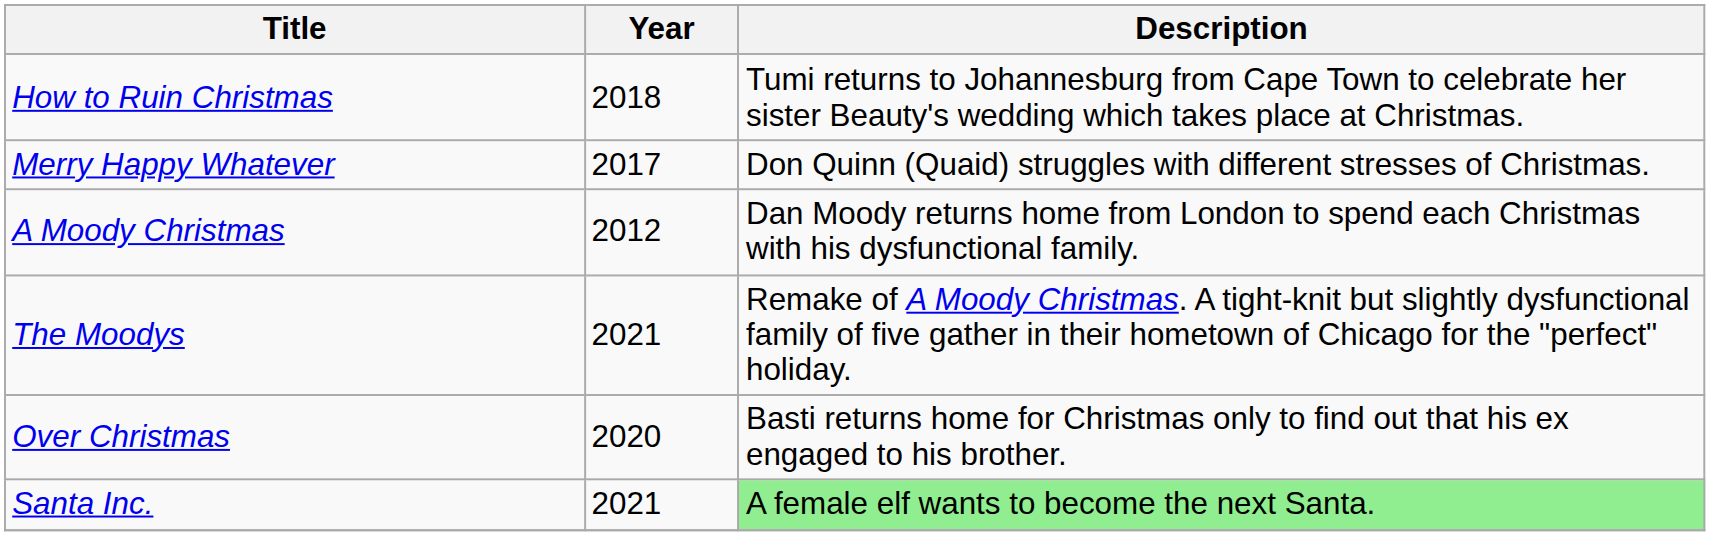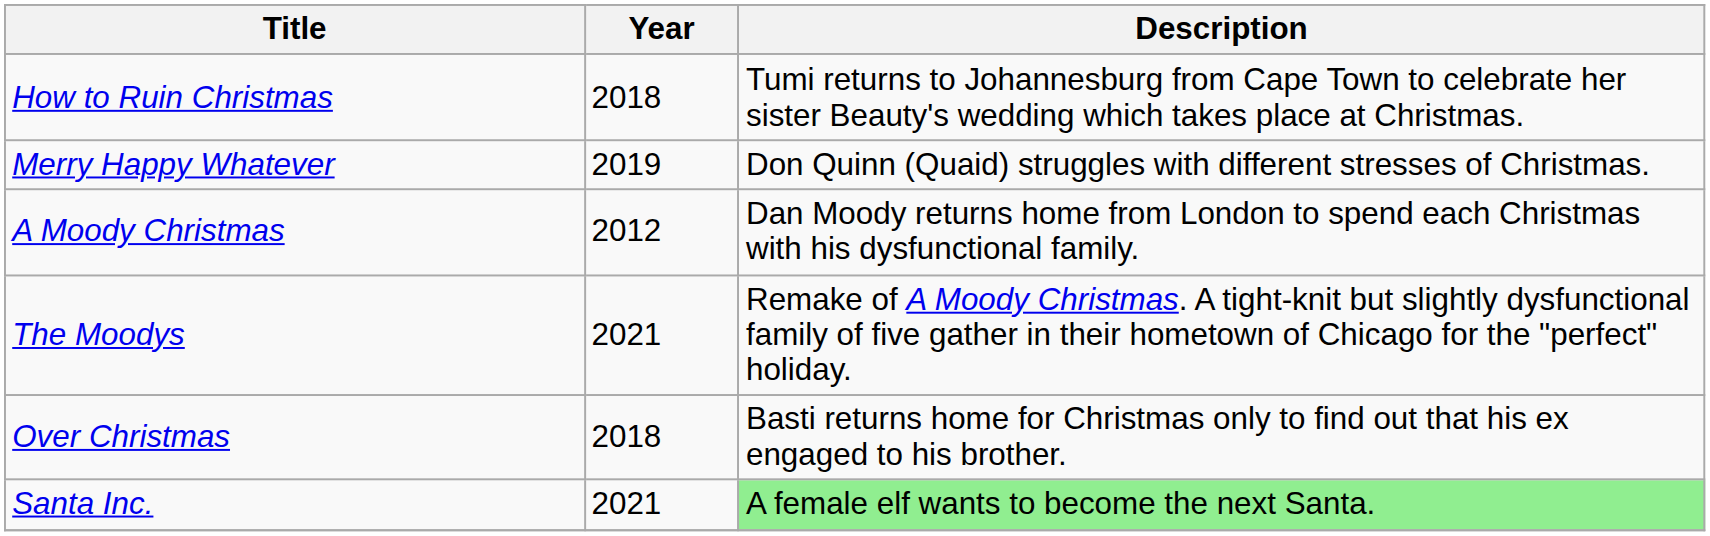(626, 164) 2017 -> (626, 164) 2019
(626, 436) 2020 -> (626, 436) 2018
